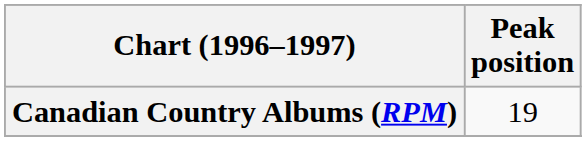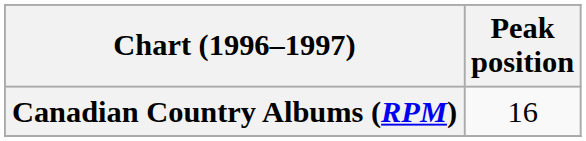(523, 111) 19 -> (523, 111) 16
